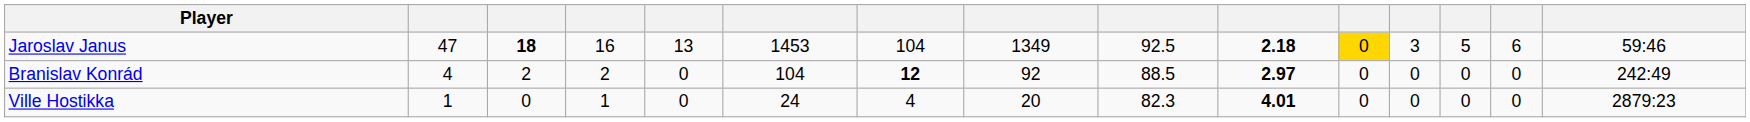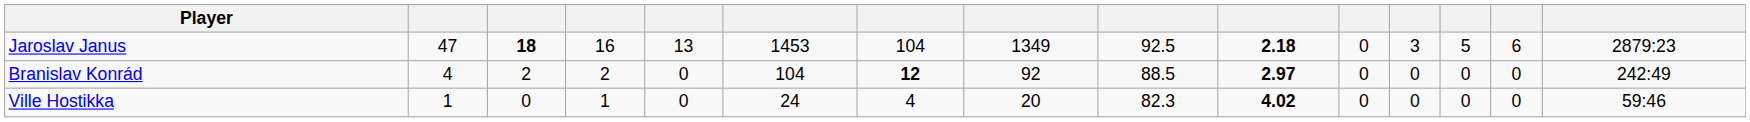(1364, 46) gold background -> (1364, 46) no background
(1644, 46) 59:46 -> (1644, 46) 2879:23
(1278, 102) 4.01 -> (1278, 102) 4.02
(1644, 102) 2879:23 -> (1644, 102) 59:46
